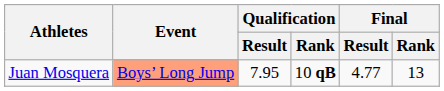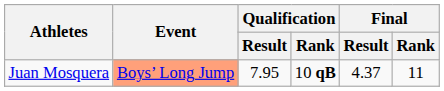(366, 73) 4.77 -> (366, 73) 4.37
(416, 73) 13 -> (416, 73) 11
